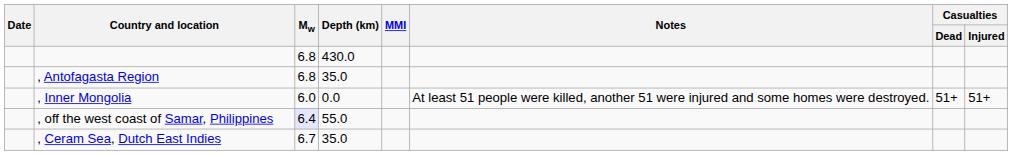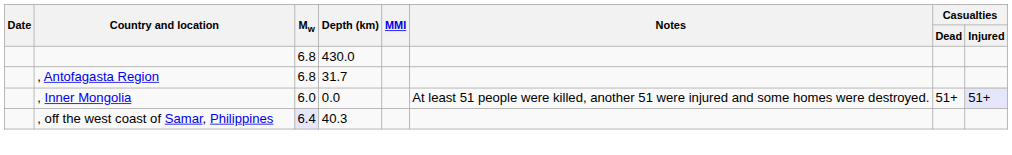(335, 77) 35.0 -> (335, 77) 31.7
(979, 98) no background -> (979, 98) lavender background
(335, 118) 55.0 -> (335, 118) 40.3
- row: (129, 139)
